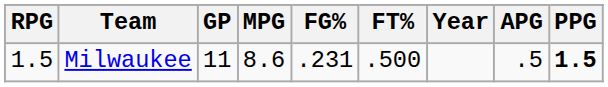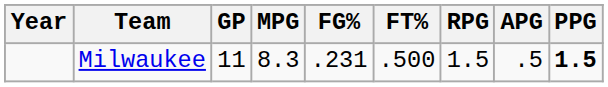columns swapped: (461, 24) <-> (32, 24)
(264, 62) 8.6 -> (278, 62) 8.3
